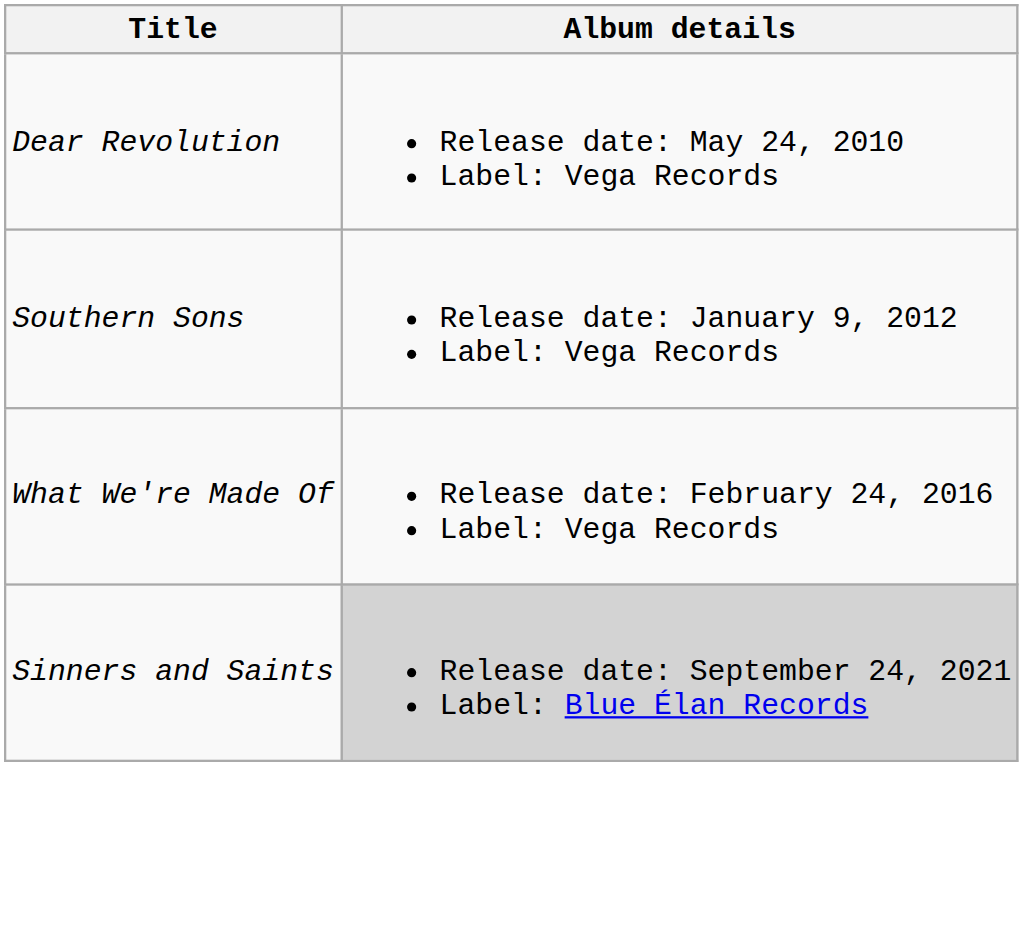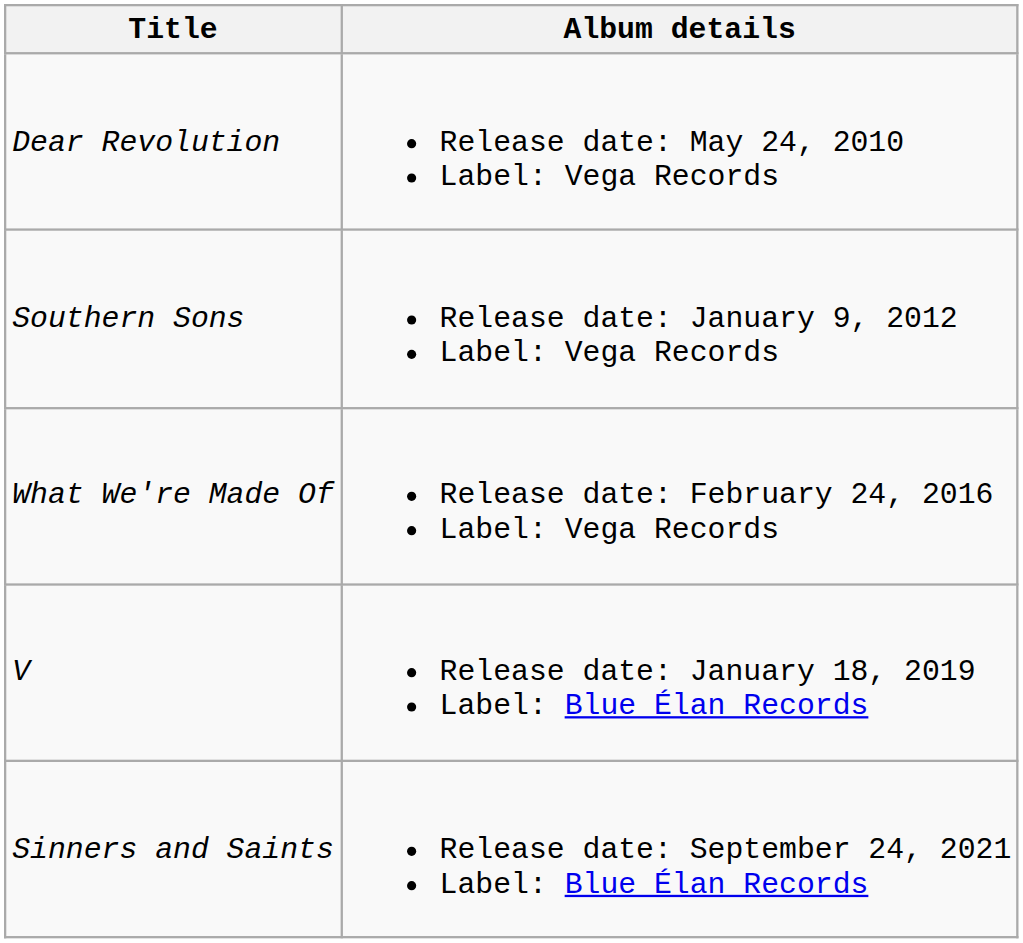+ row: (21, 672)
(680, 689) lightgrey background -> (680, 866) no background
